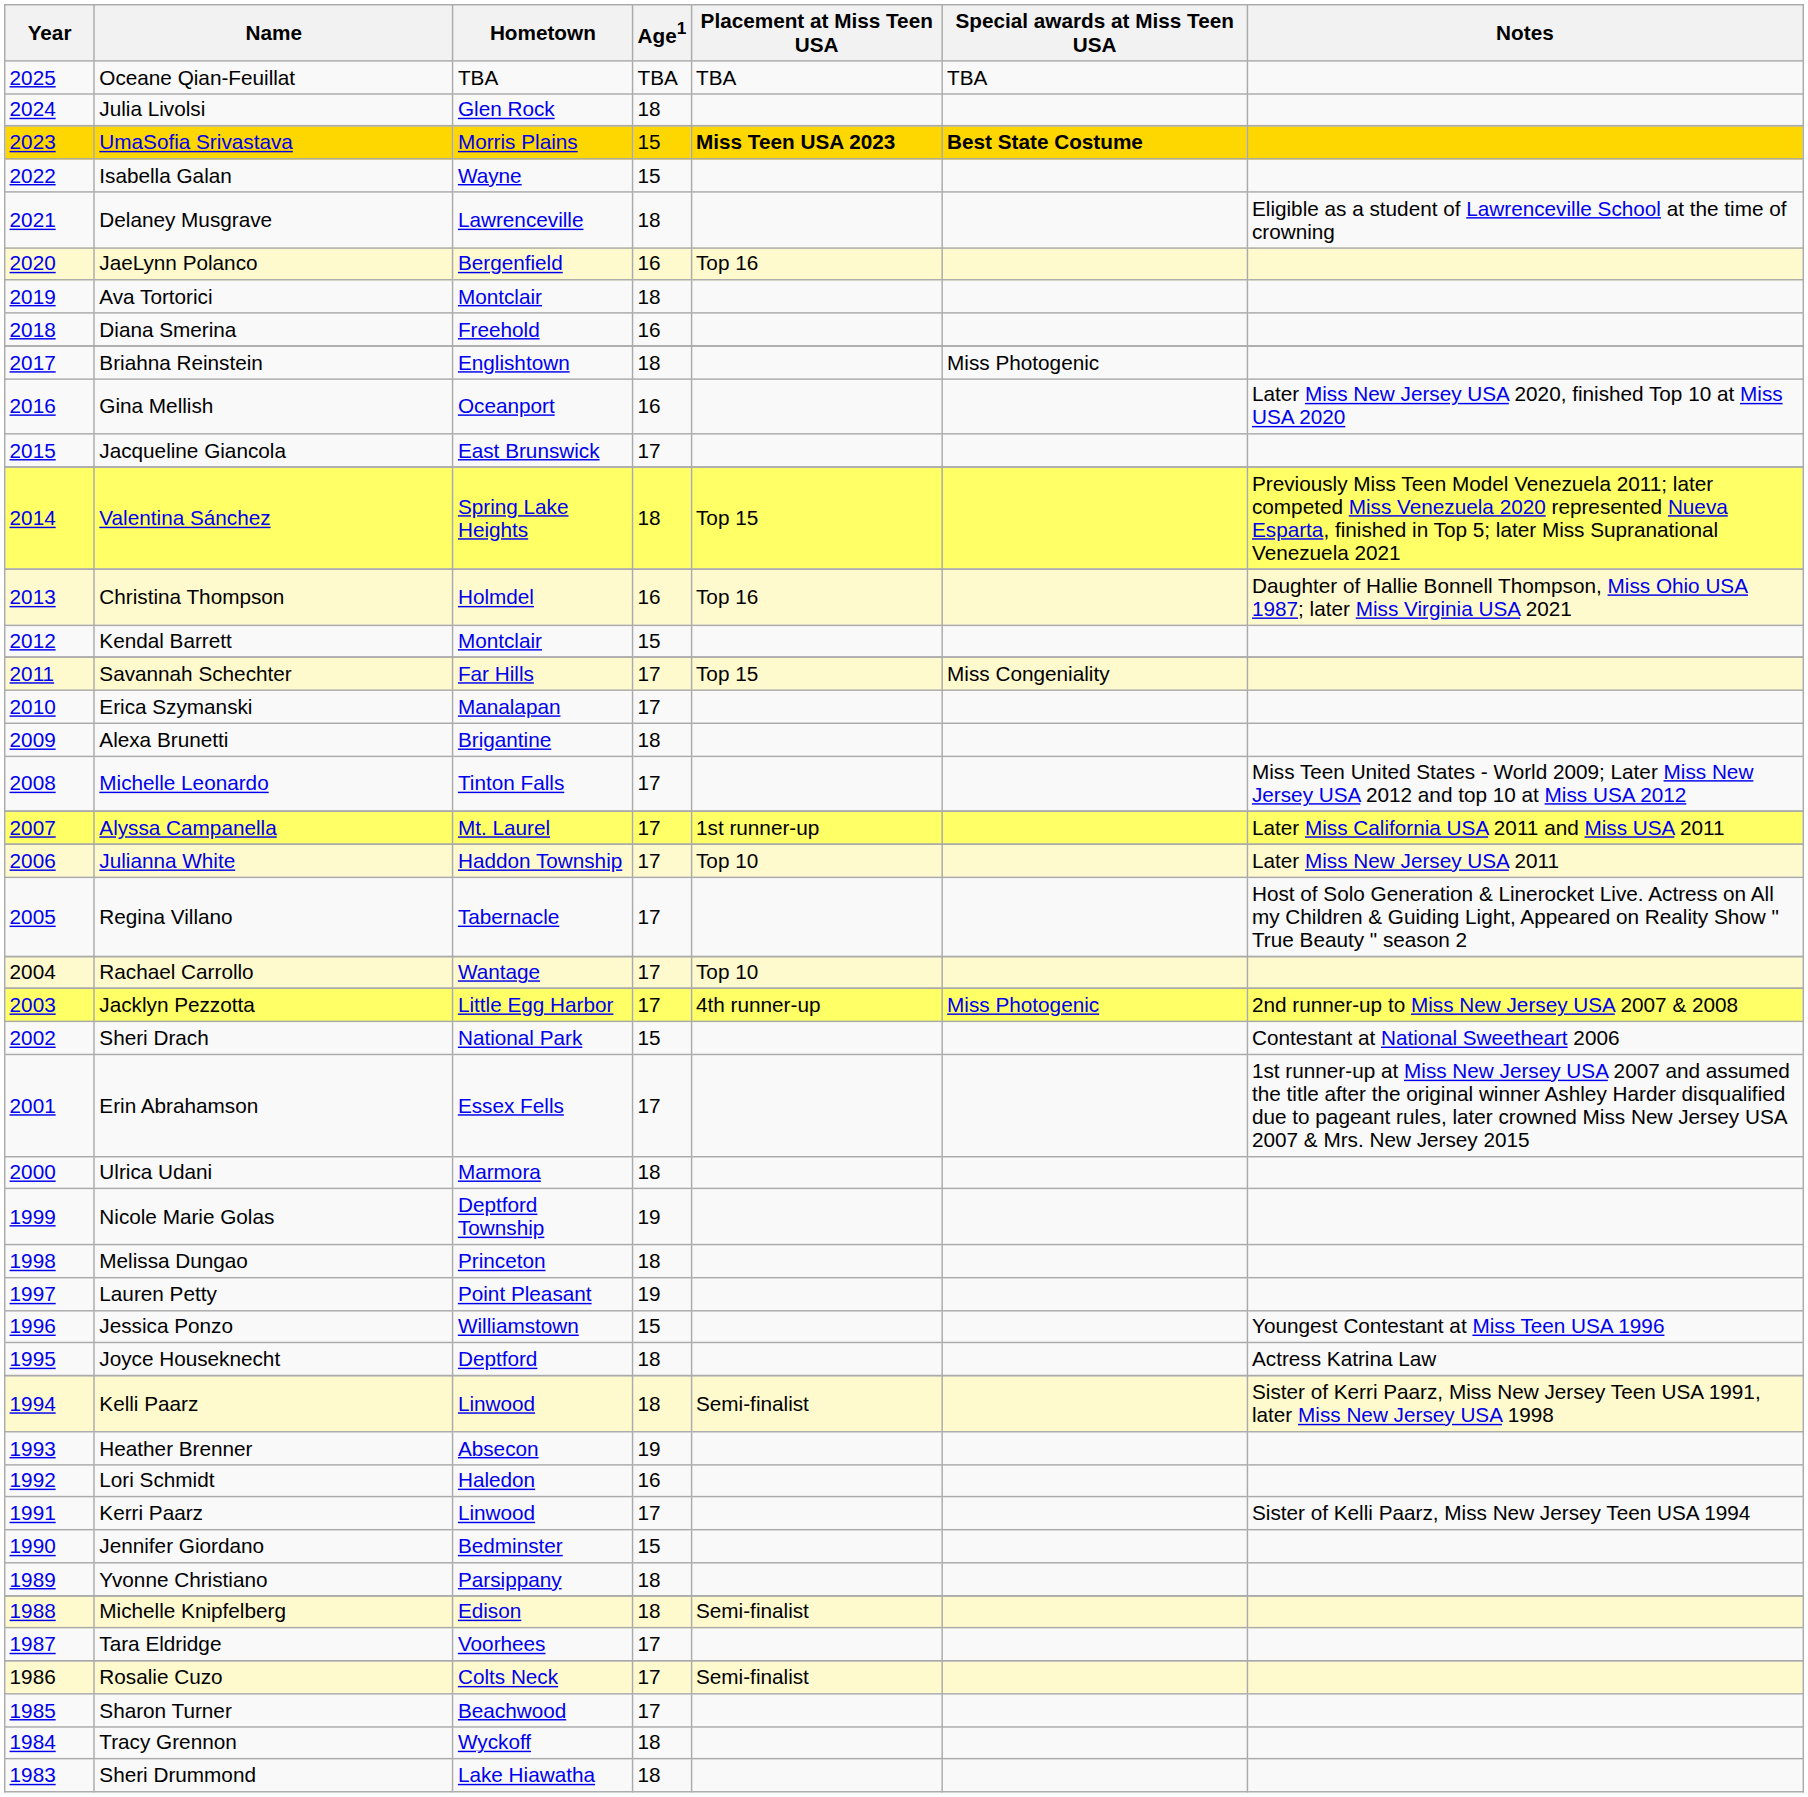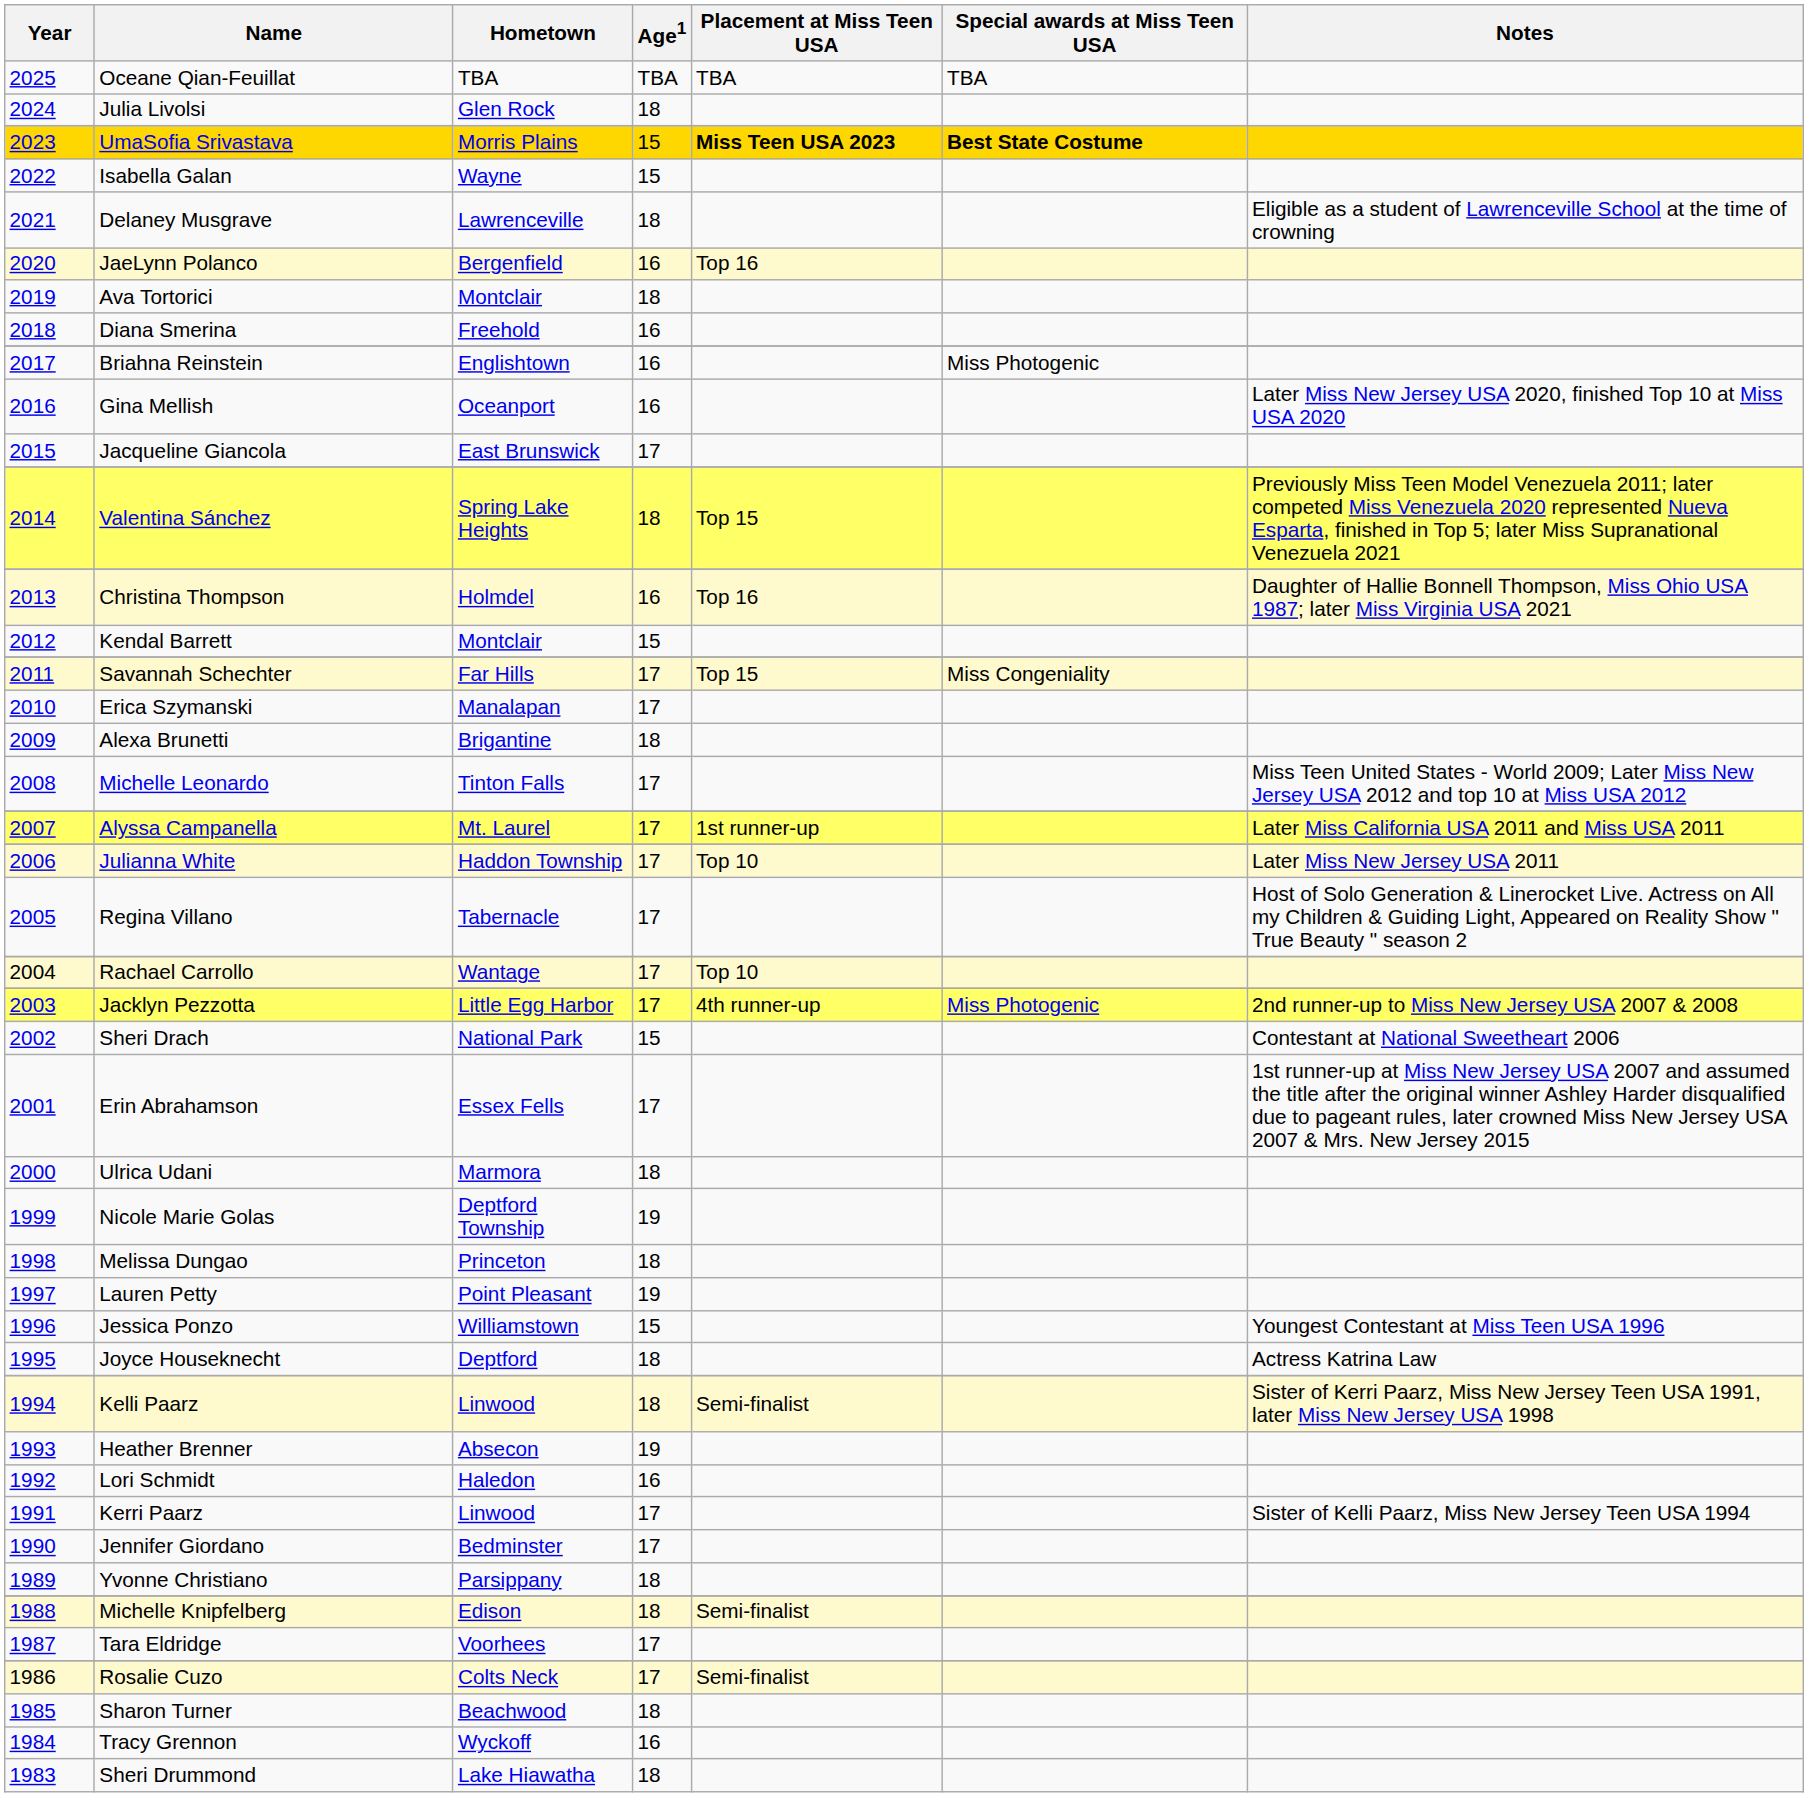(649, 362) 18 -> (649, 362) 16
(649, 1546) 15 -> (649, 1546) 17
(649, 1710) 17 -> (649, 1710) 18
(649, 1743) 18 -> (649, 1743) 16
